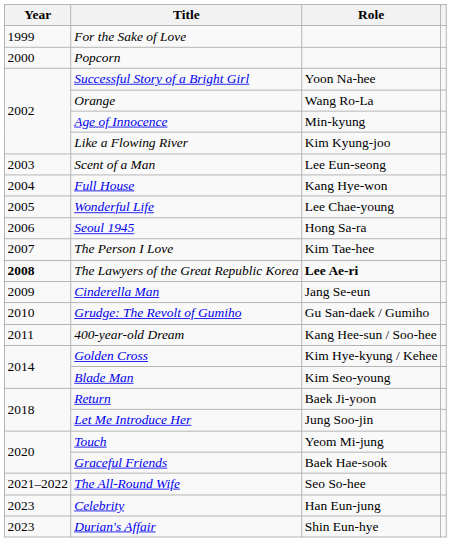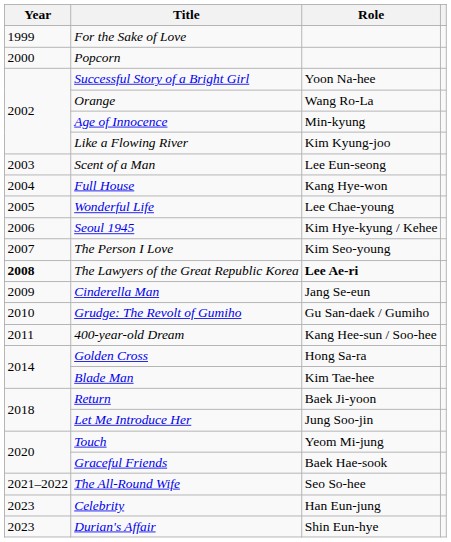(336, 228) Hong Sa-ra -> (371, 228) Kim Hye-kyung / Kehee
(340, 249) Kim Tae-hee -> (348, 249) Kim Seo-young
(371, 356) Kim Hye-kyung / Kehee -> (336, 356) Hong Sa-ra
(348, 377) Kim Seo-young -> (340, 377) Kim Tae-hee
